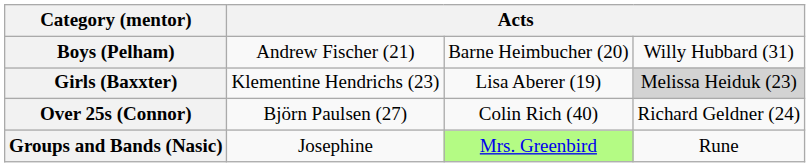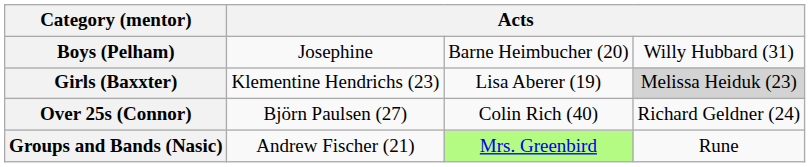(335, 51) Andrew Fischer (21) -> (335, 51) Josephine
(335, 145) Josephine -> (335, 145) Andrew Fischer (21)
